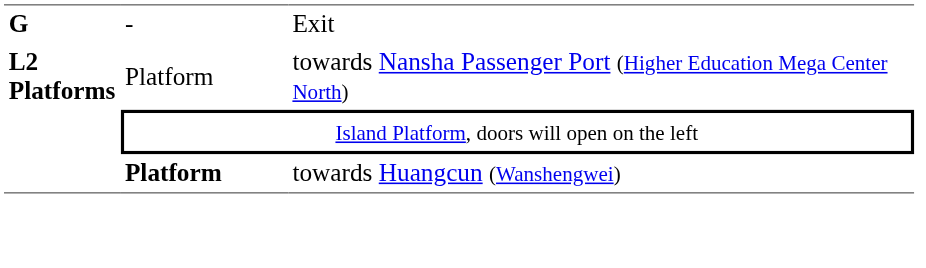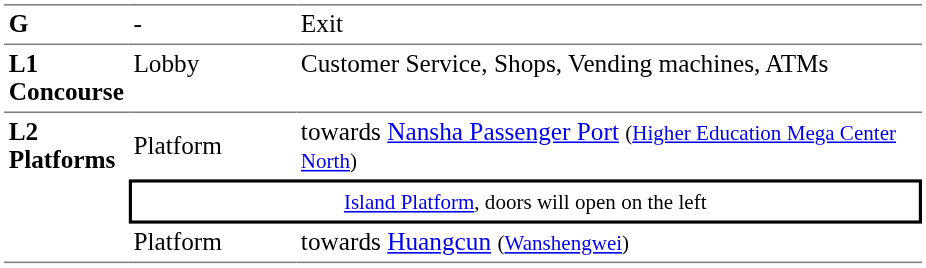+ row: (565, 63)
(173, 172) bold -> (178, 242) normal
